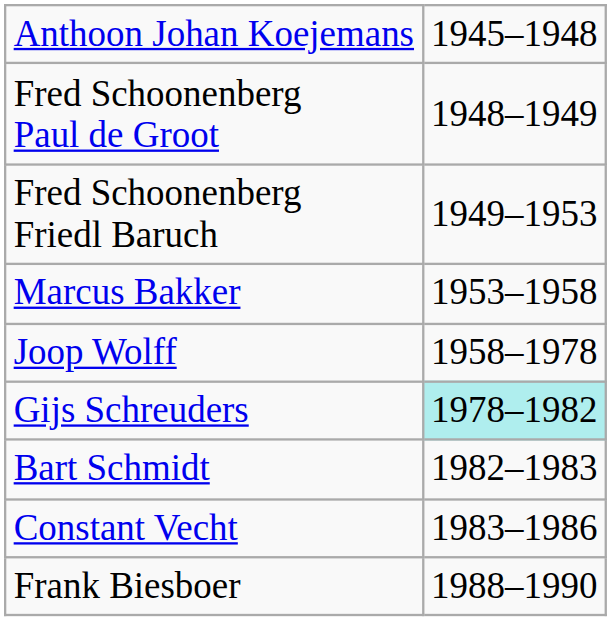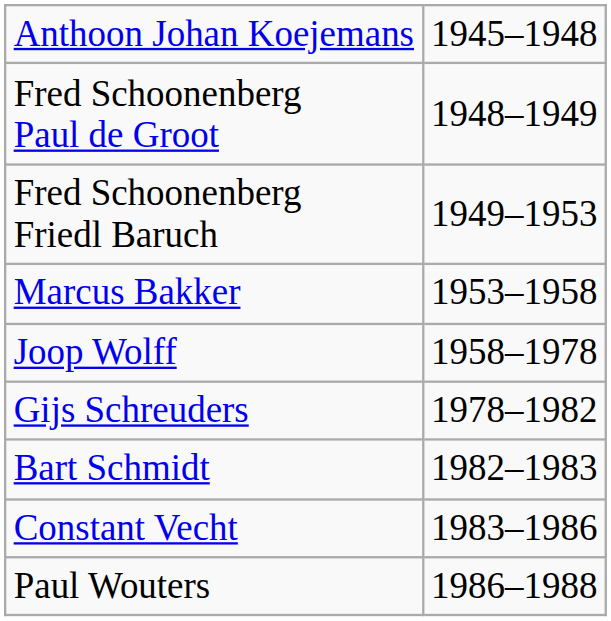(514, 410) paleturquoise background -> (514, 410) no background
+ row: (112, 585)
- row: (127, 585)
